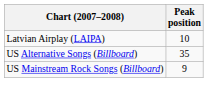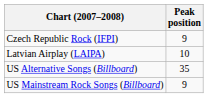+ row: (62, 38)
